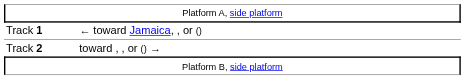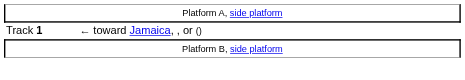- row: (24, 48)
